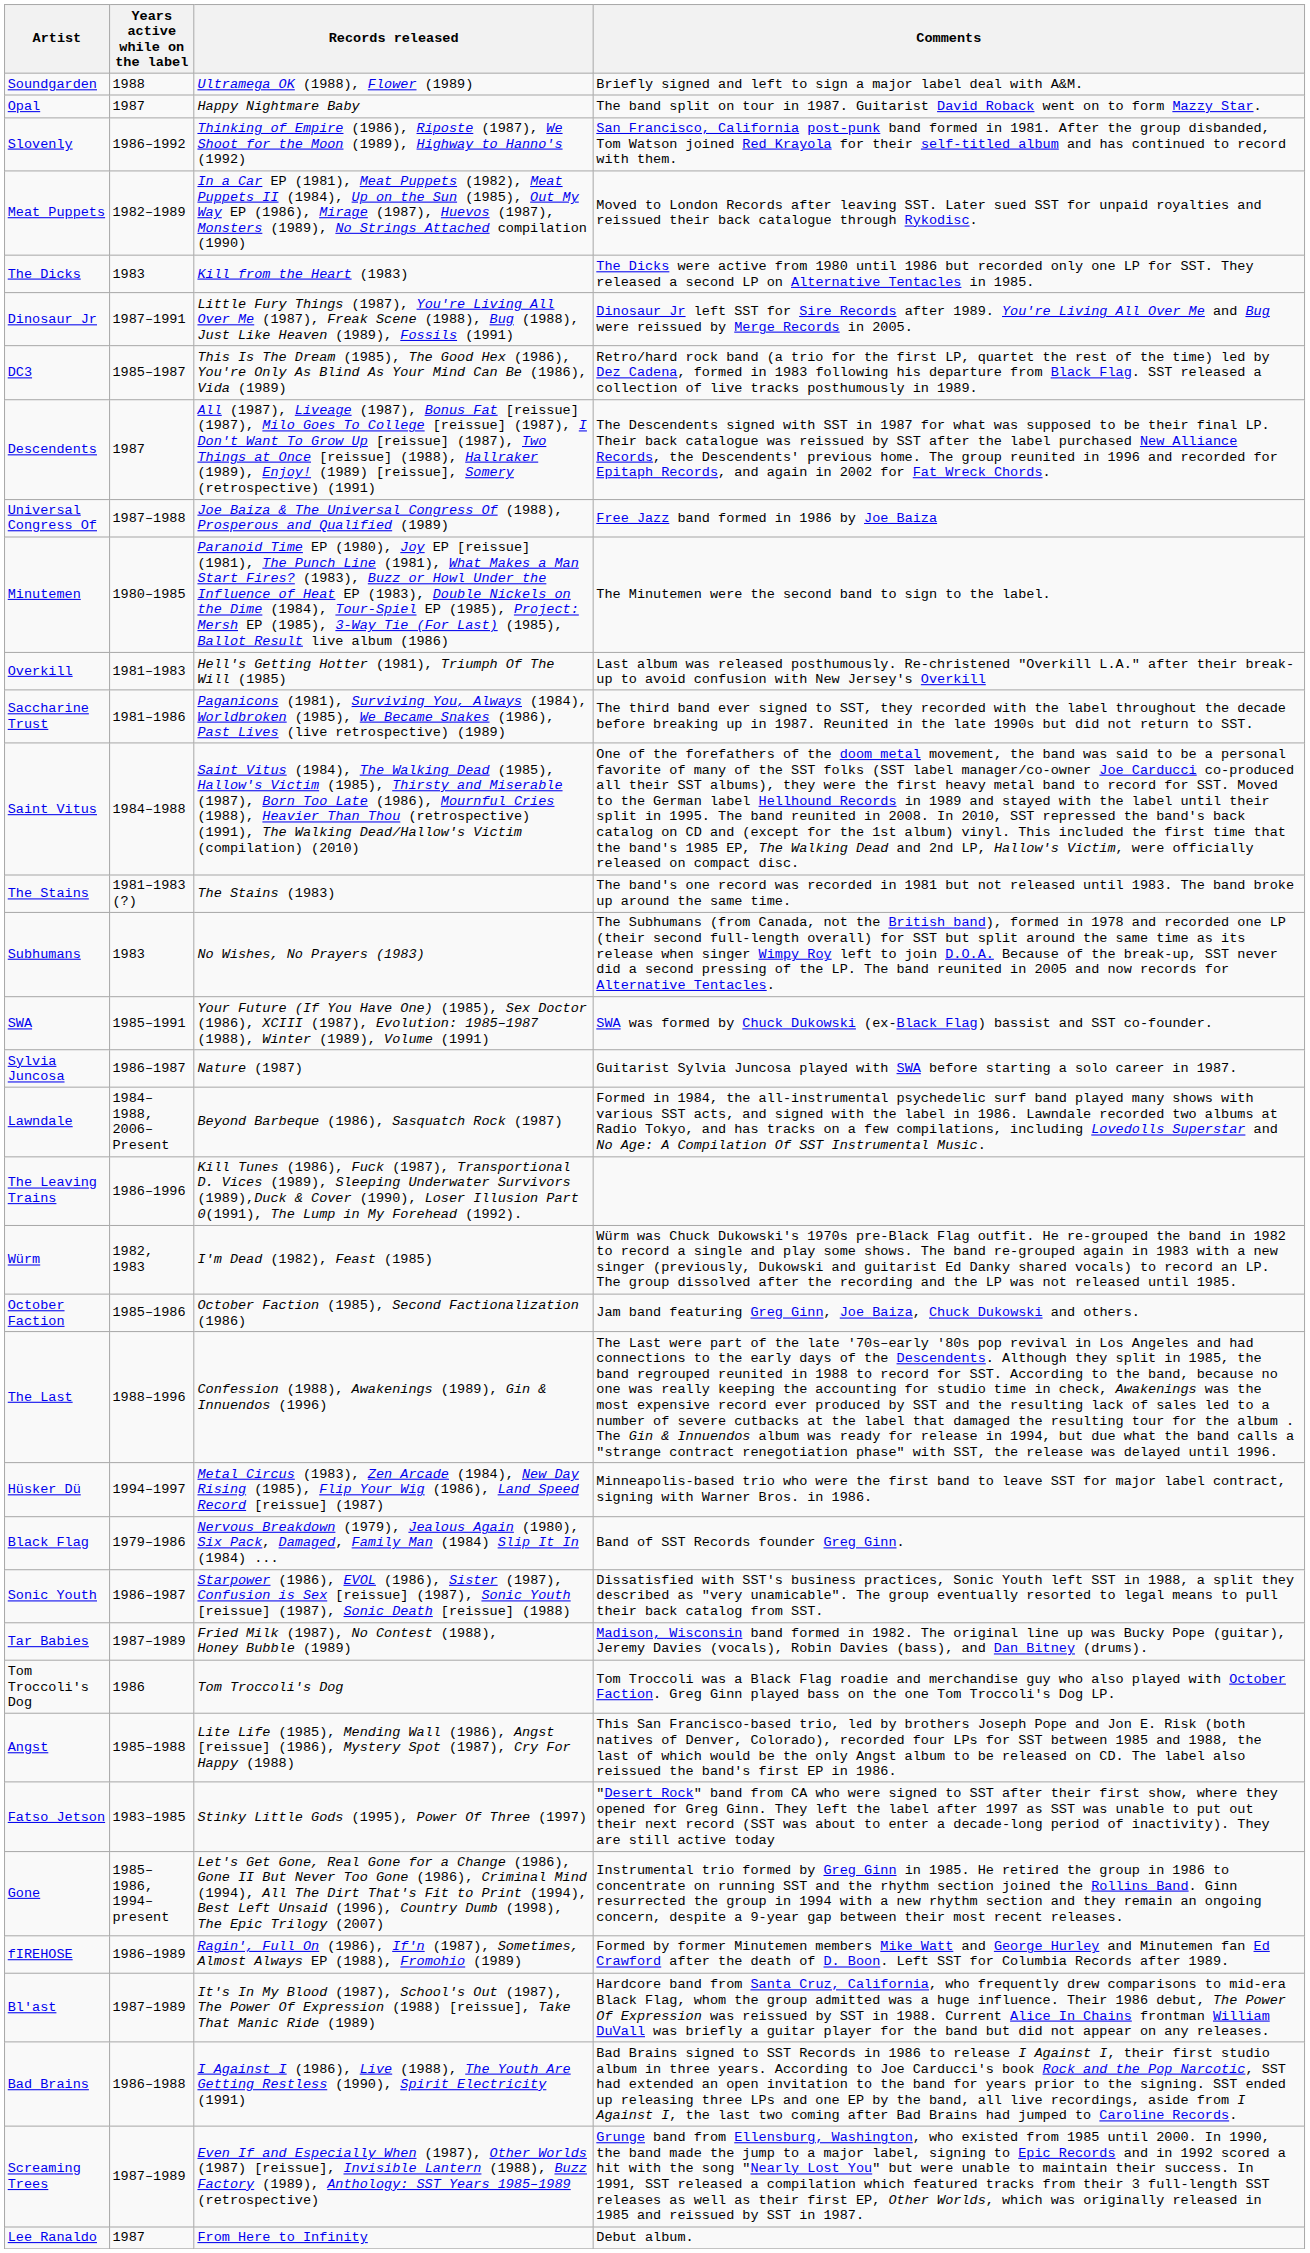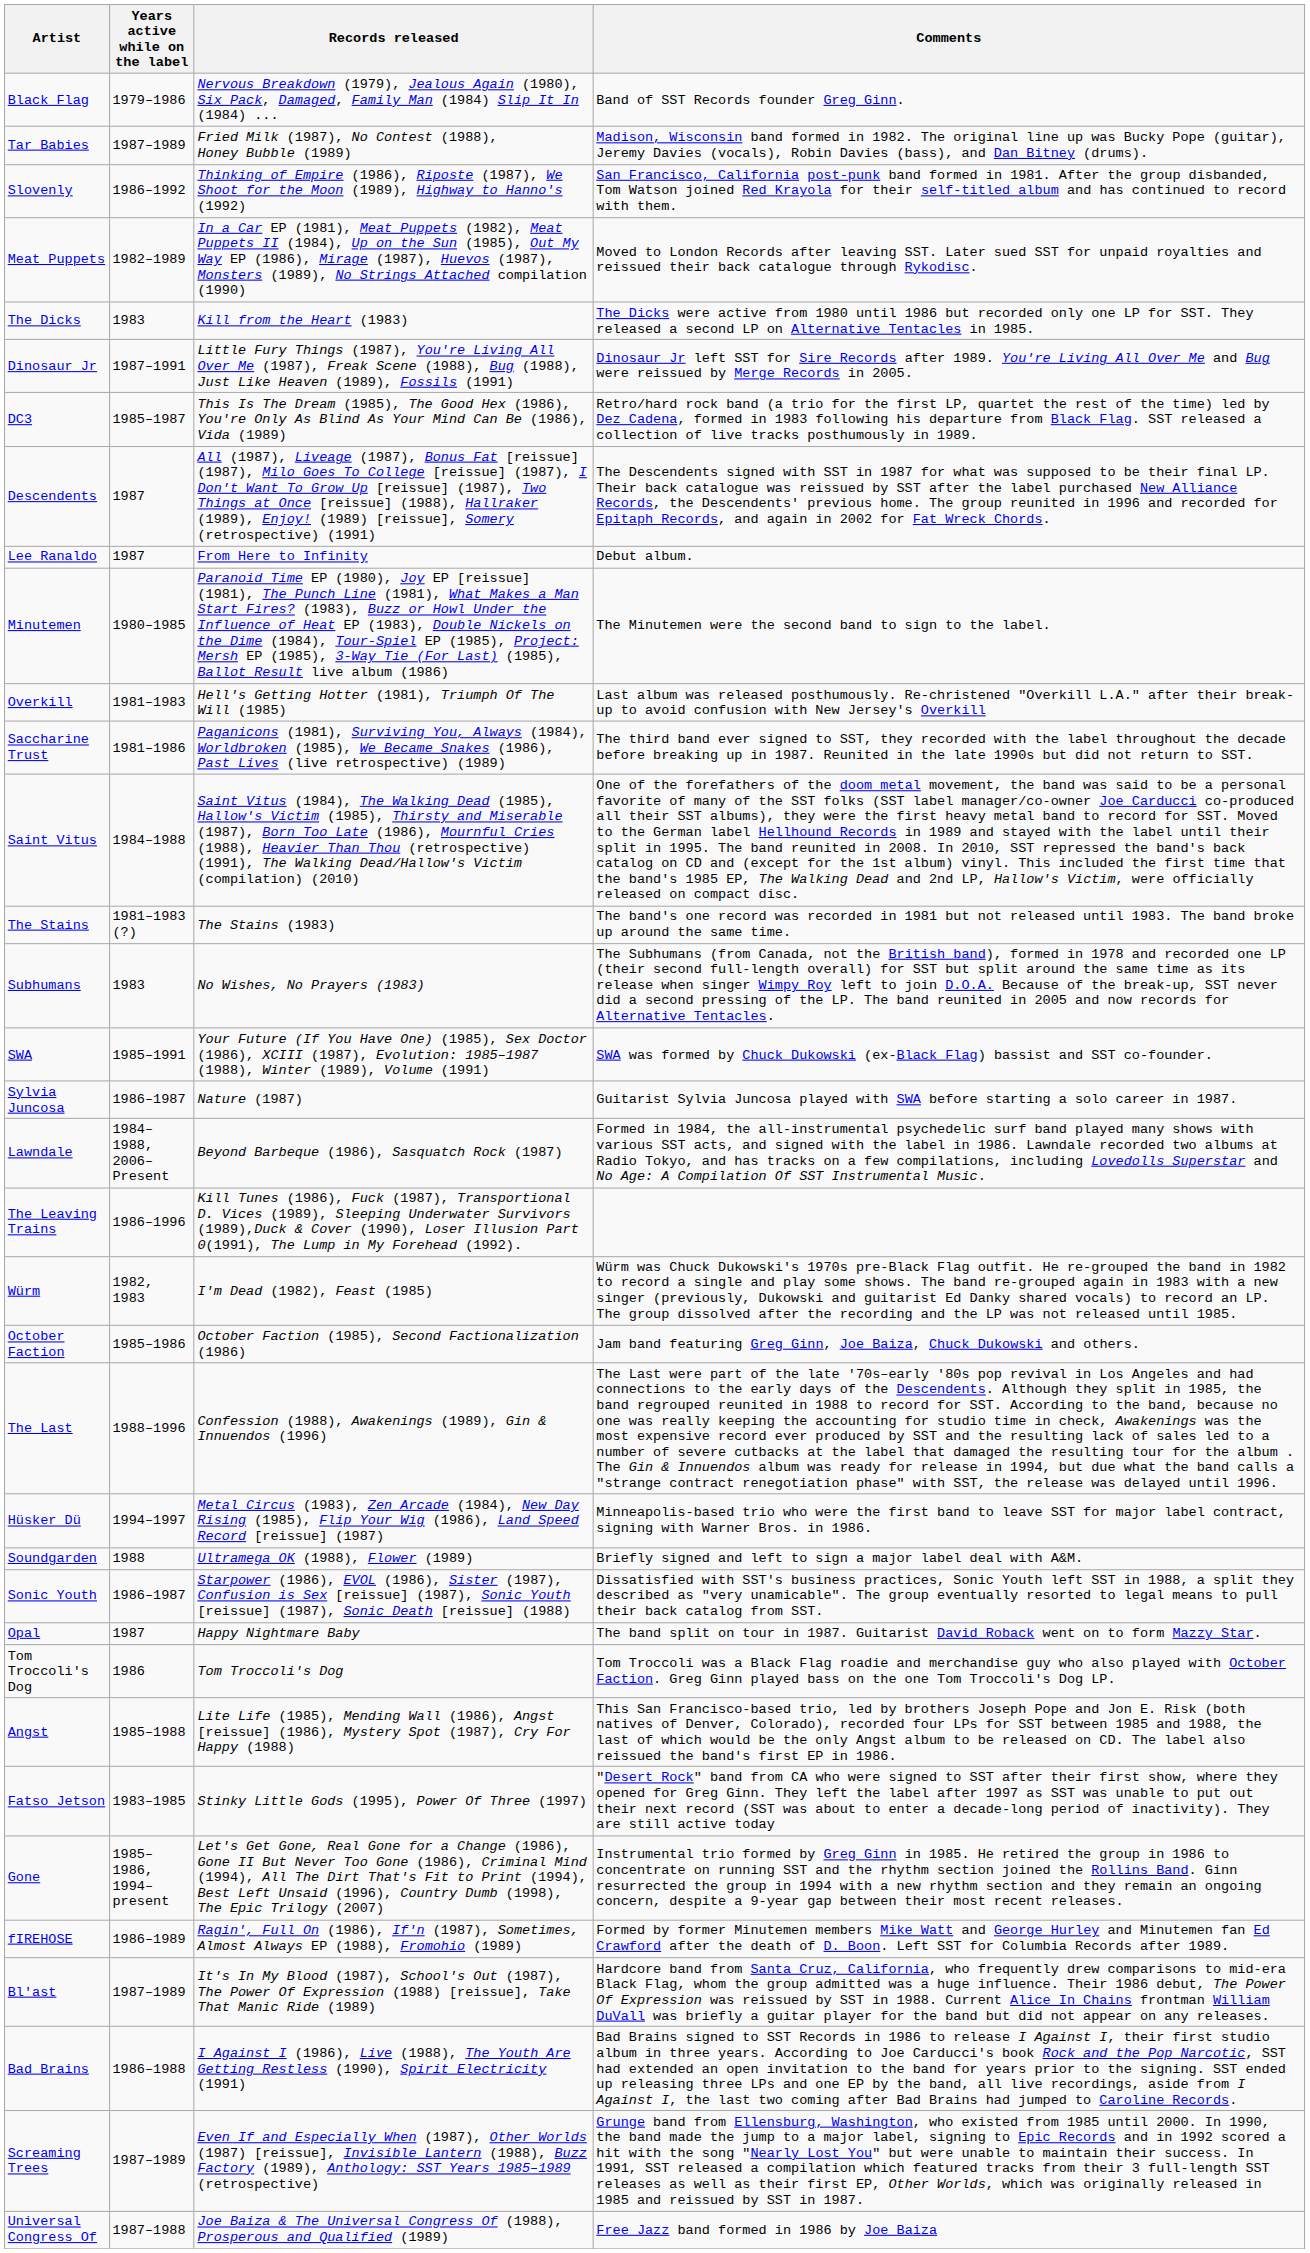rows swapped: (48, 1543) <-> (52, 84)
rows swapped: (48, 1641) <-> (24, 106)
rows swapped: (52, 2238) <-> (52, 518)
